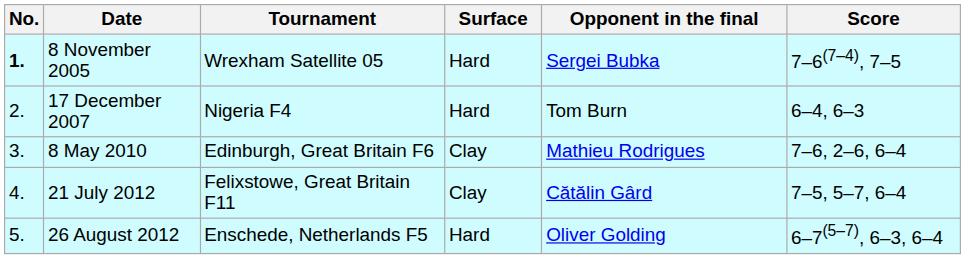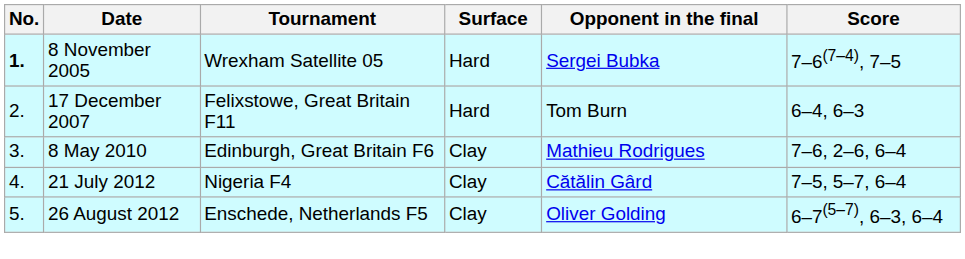(248, 111) Nigeria F4 -> (307, 111) Felixstowe, Great Britain F11
(307, 192) Felixstowe, Great Britain F11 -> (248, 181) Nigeria F4
(469, 235) Hard -> (468, 214) Clay
